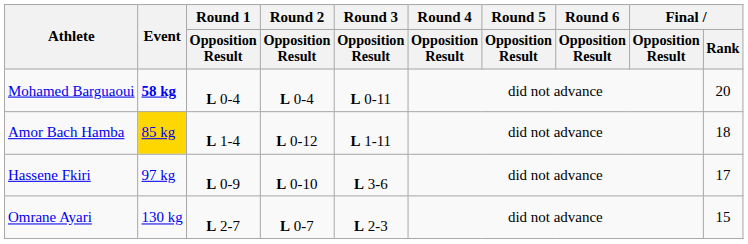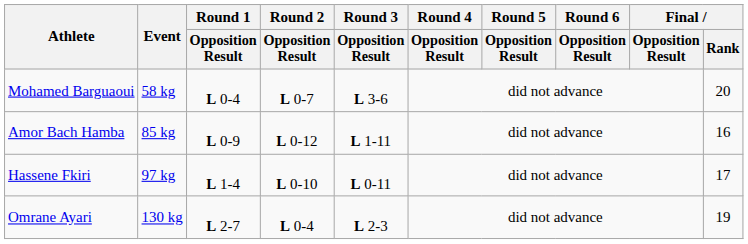(159, 90) bold -> (158, 90) normal
(297, 99) L 0-4 -> (297, 99) L 0-7
(371, 99) L 0-11 -> (371, 99) L 3-6
(158, 133) gold background -> (158, 133) no background
(223, 142) L 1-4 -> (223, 142) L 0-9
(723, 133) 18 -> (723, 133) 16
(223, 184) L 0-9 -> (223, 184) L 1-4
(371, 184) L 3-6 -> (371, 184) L 0-11
(297, 226) L 0-7 -> (297, 226) L 0-4
(723, 217) 15 -> (723, 217) 19
